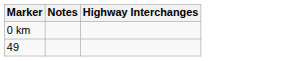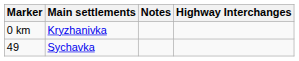+ column: (92, 13)
